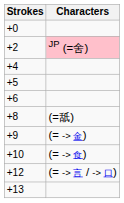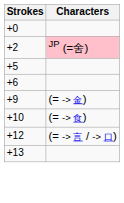- row: (12, 66)
- row: (12, 116)
